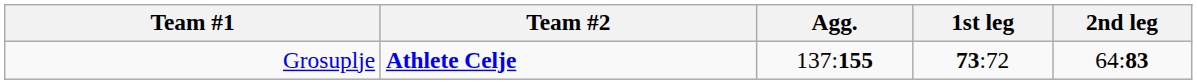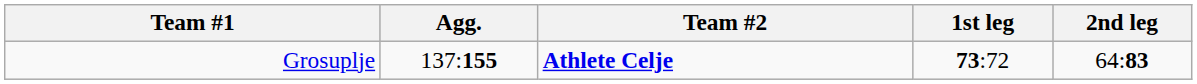columns swapped: (835, 23) <-> (568, 23)
